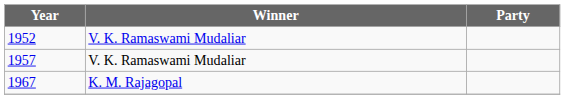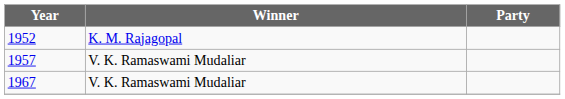(167, 37) V. K. Ramaswami Mudaliar -> (135, 37) K. M. Rajagopal
(135, 82) K. M. Rajagopal -> (167, 82) V. K. Ramaswami Mudaliar
